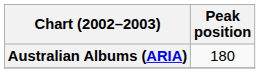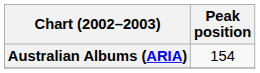(223, 56) 180 -> (223, 56) 154
